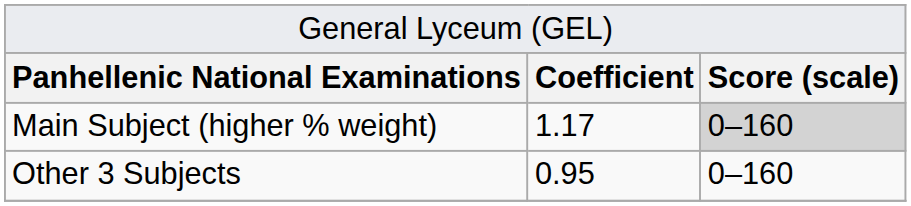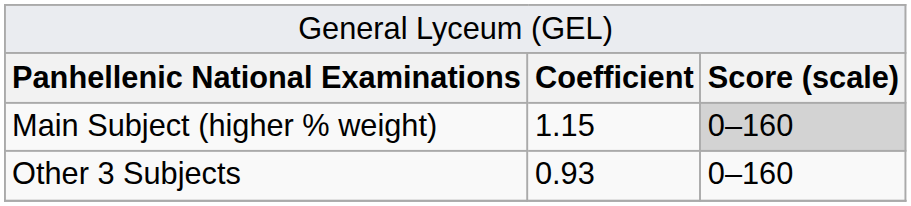(565, 126) 1.17 -> (565, 126) 1.15
(565, 175) 0.95 -> (565, 175) 0.93
